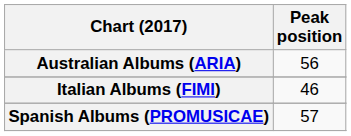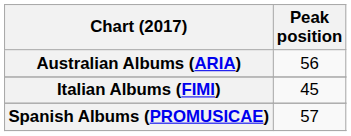(310, 90) 46 -> (310, 90) 45
